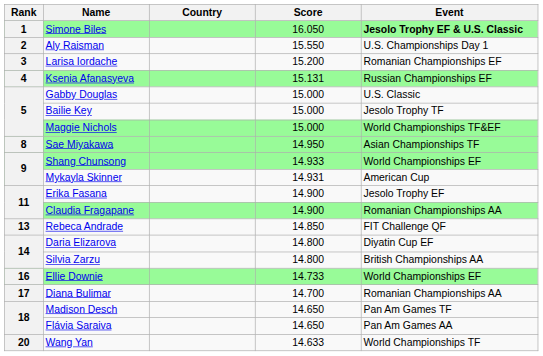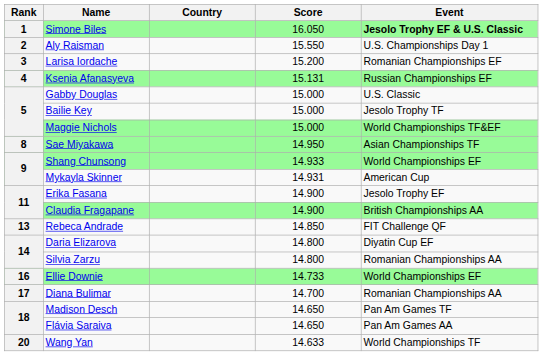(433, 210) Romanian Championships AA -> (423, 210) British Championships AA
(423, 260) British Championships AA -> (433, 260) Romanian Championships AA
